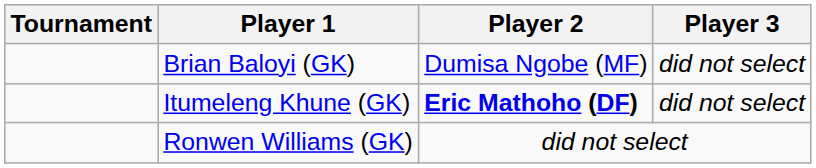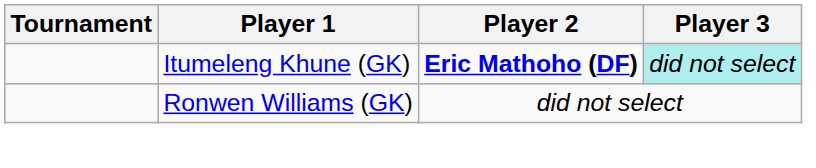- row: (259, 63)
(732, 102) no background -> (722, 63) paleturquoise background
